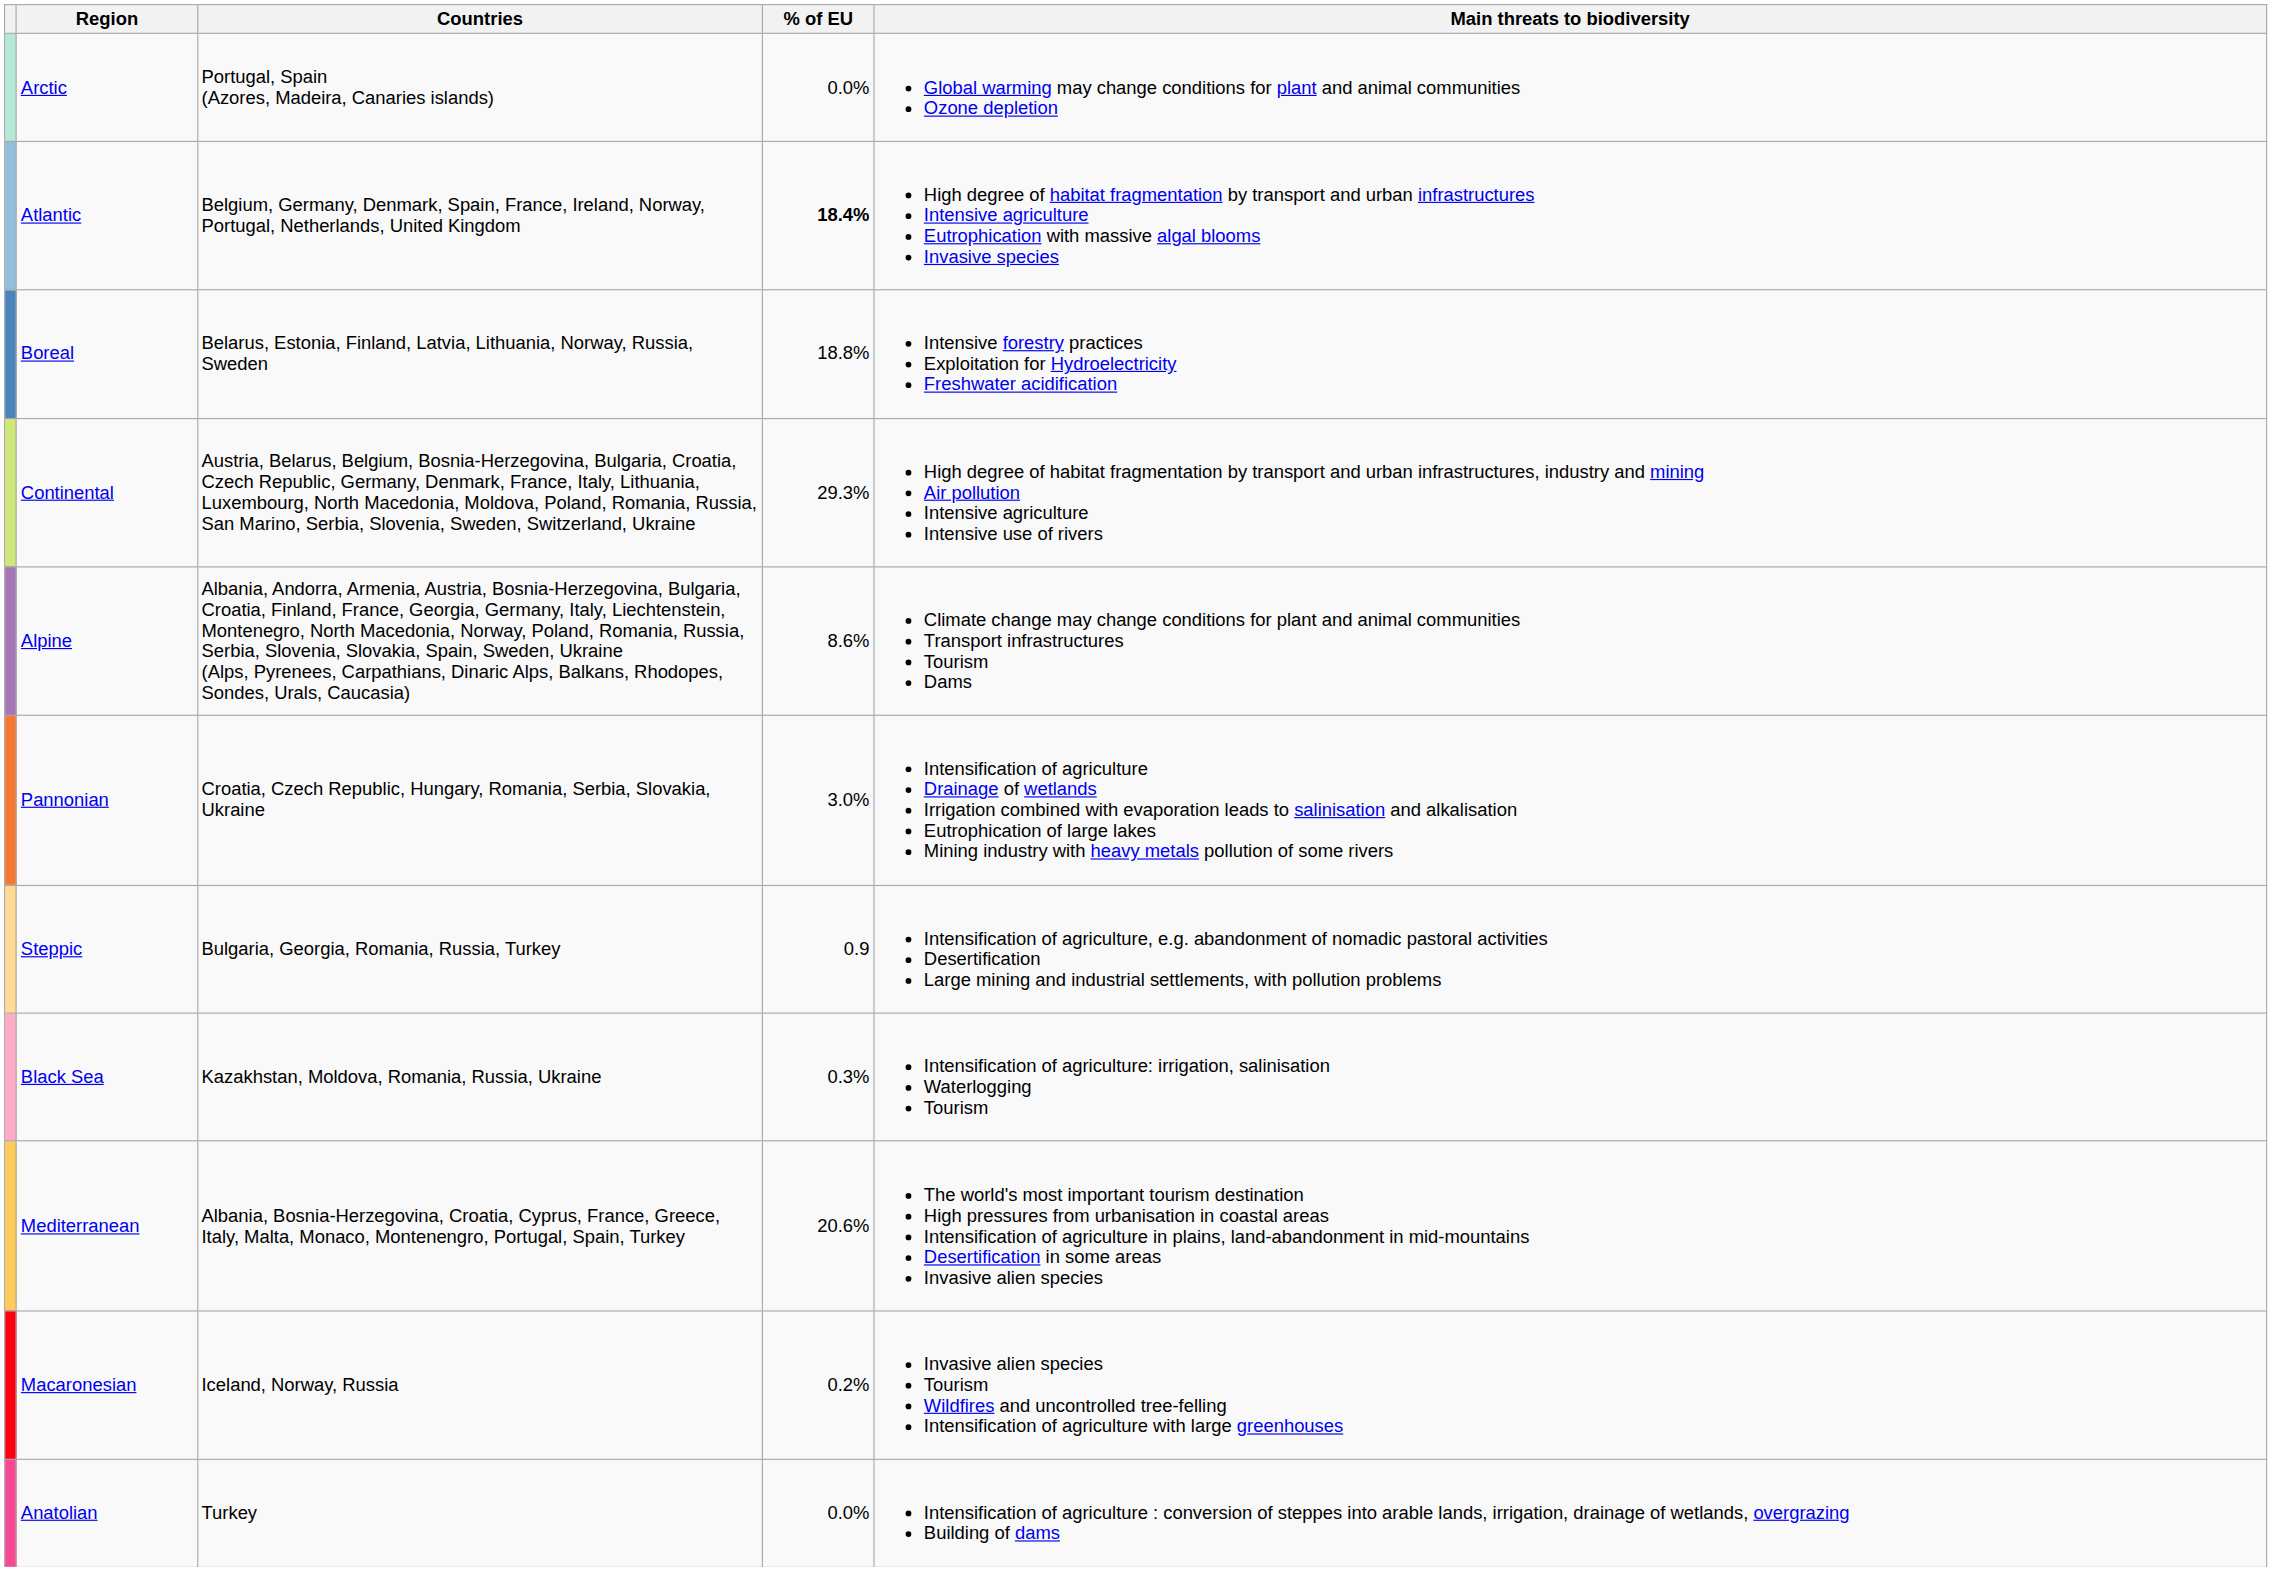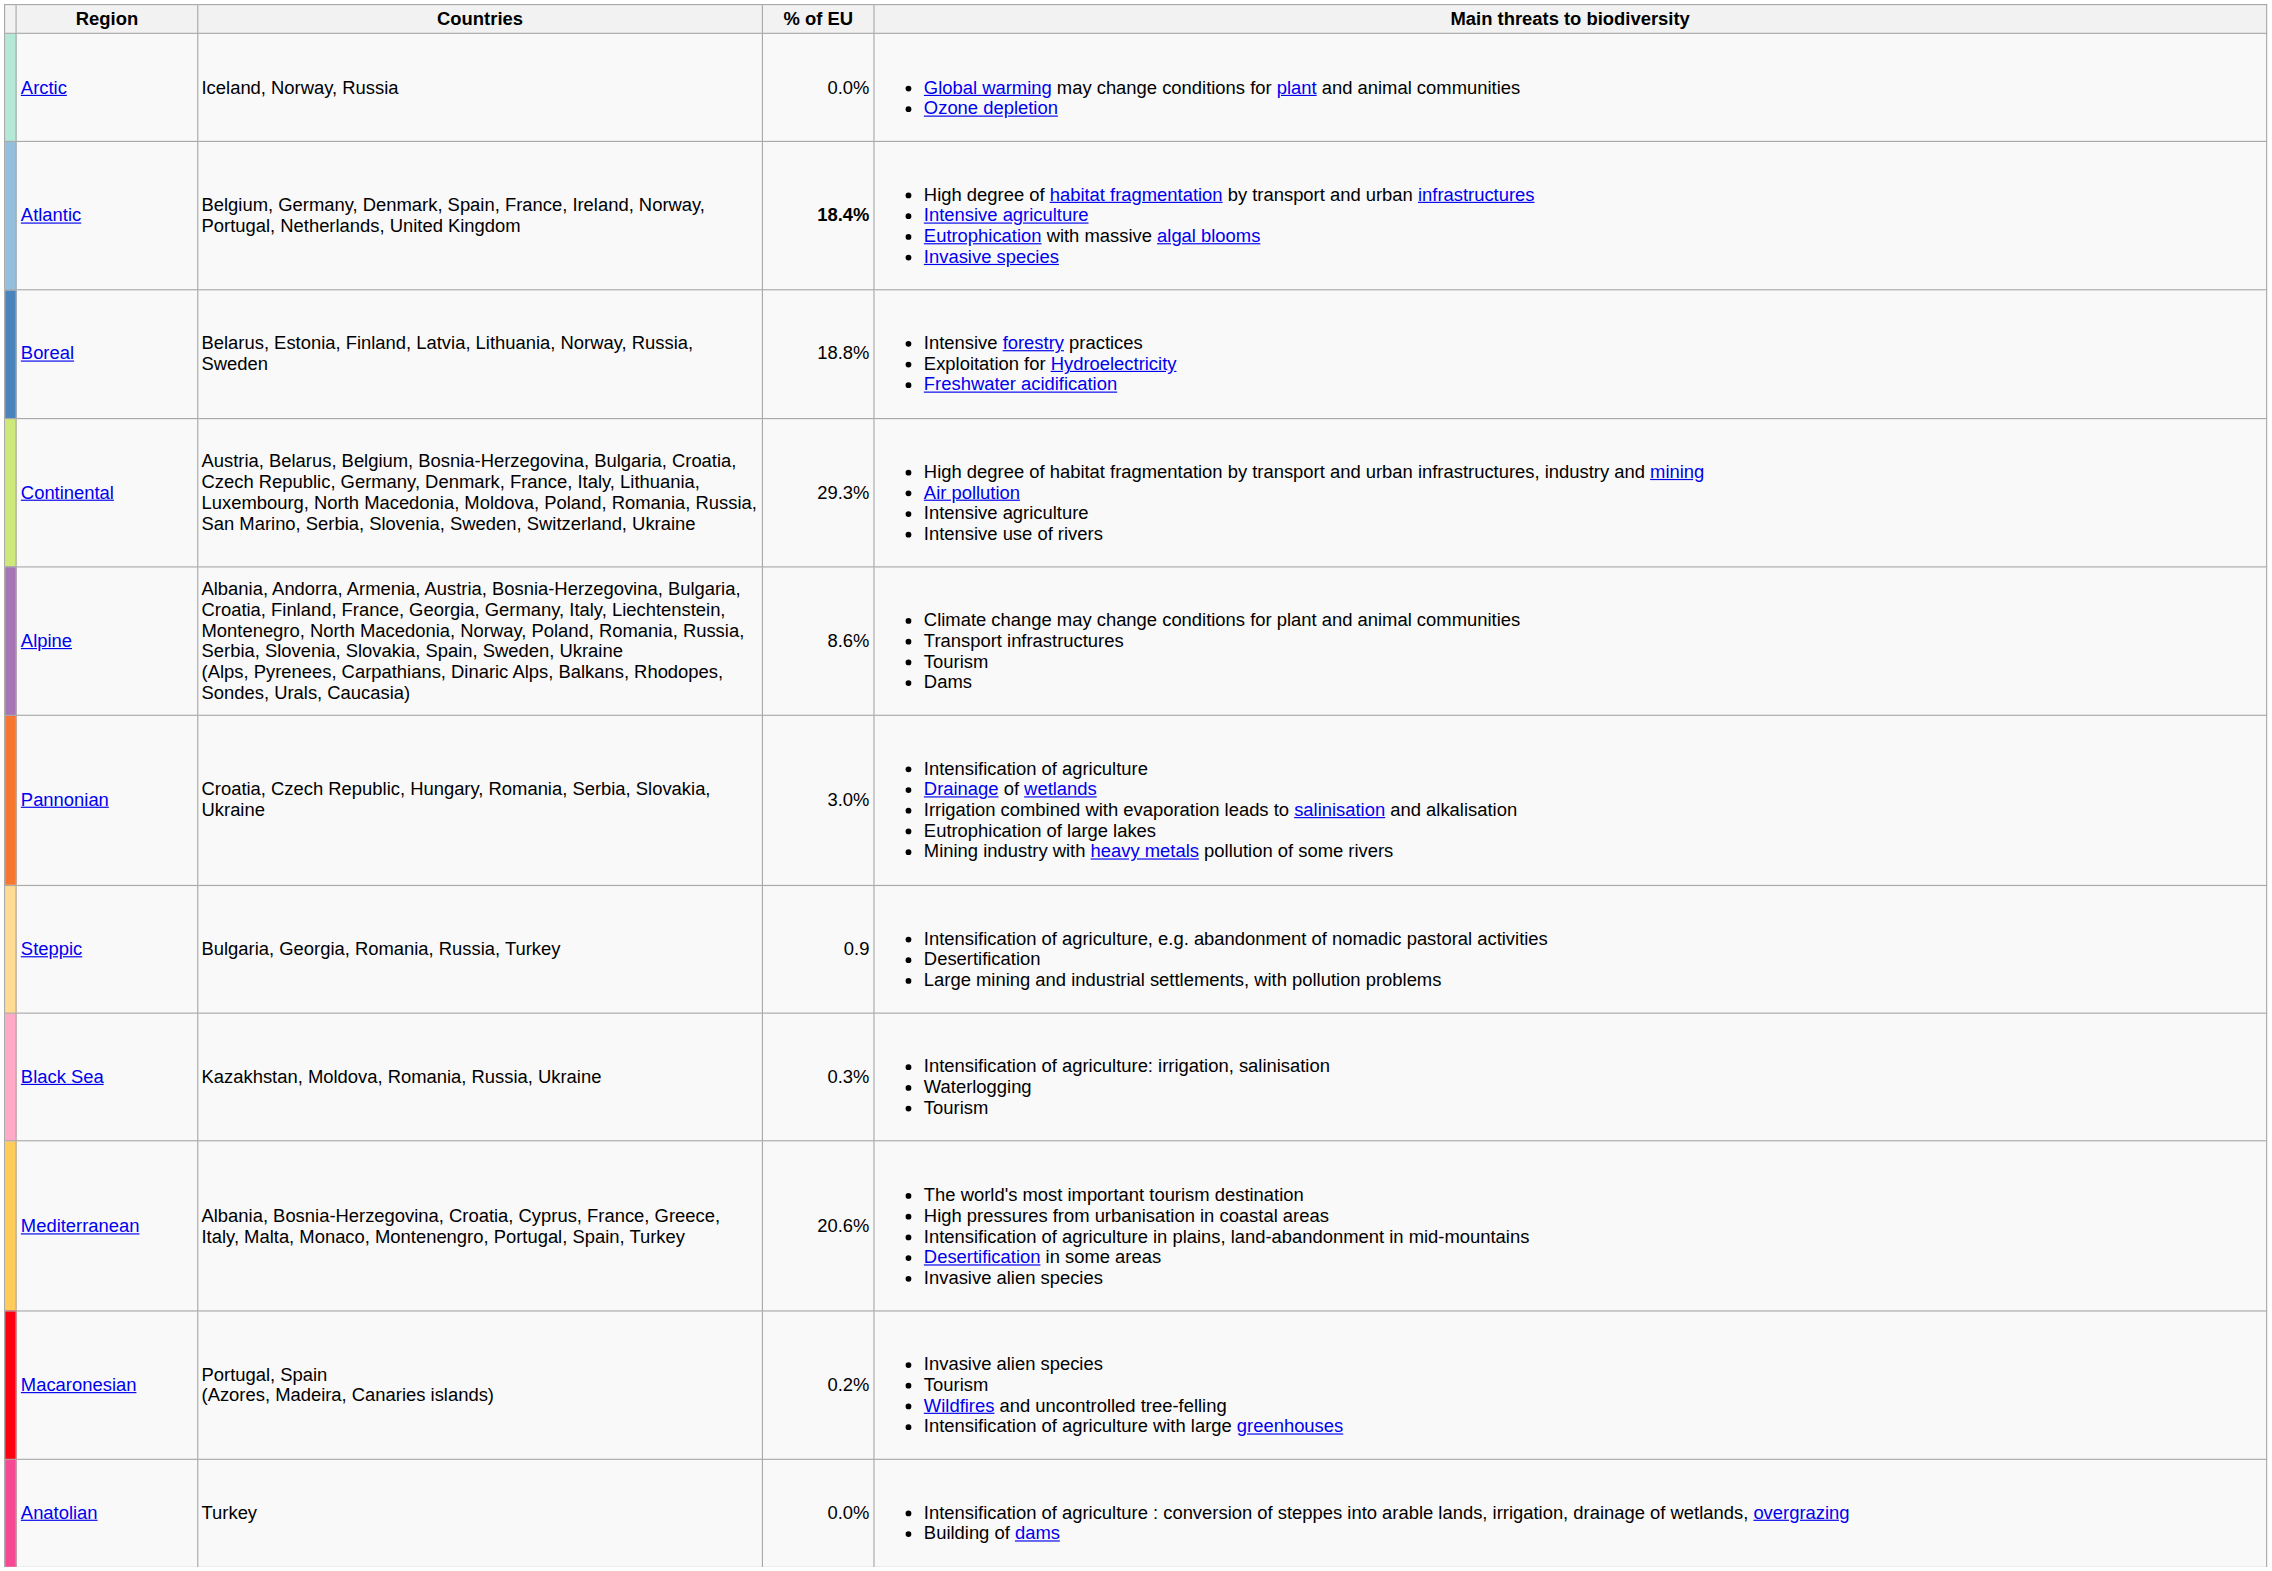(348, 87) Portugal, Spain (Azores, Madeira, Canaries islands) -> (300, 87) Iceland, Norway, Russia
(300, 1385) Iceland, Norway, Russia -> (348, 1385) Portugal, Spain (Azores, Madeira, Canaries islands)
